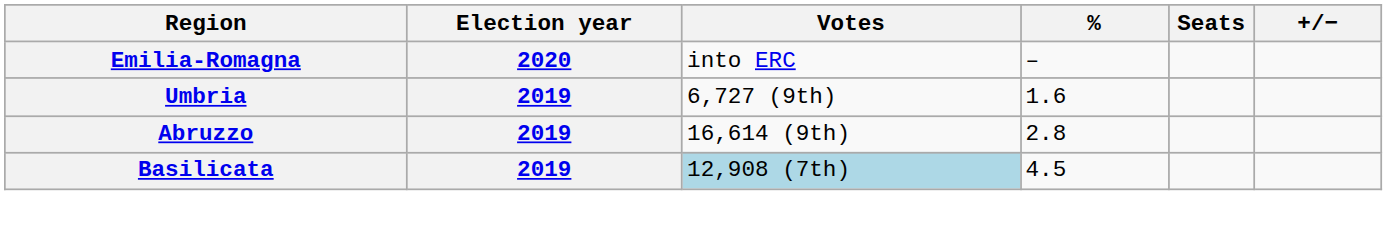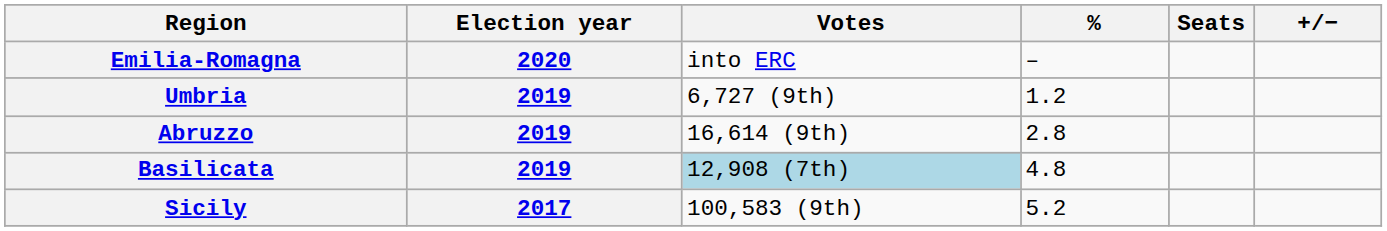(1046, 97) 1.6 -> (1046, 97) 1.2
(1046, 171) 4.5 -> (1046, 171) 4.8
+ row: (206, 208)
